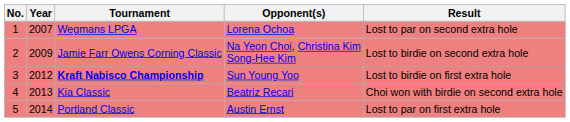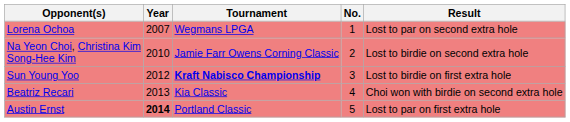columns swapped: (15, 13) <-> (294, 13)
(41, 53) 2009 -> (158, 53) 2010
(41, 109) normal -> (158, 109) bold
